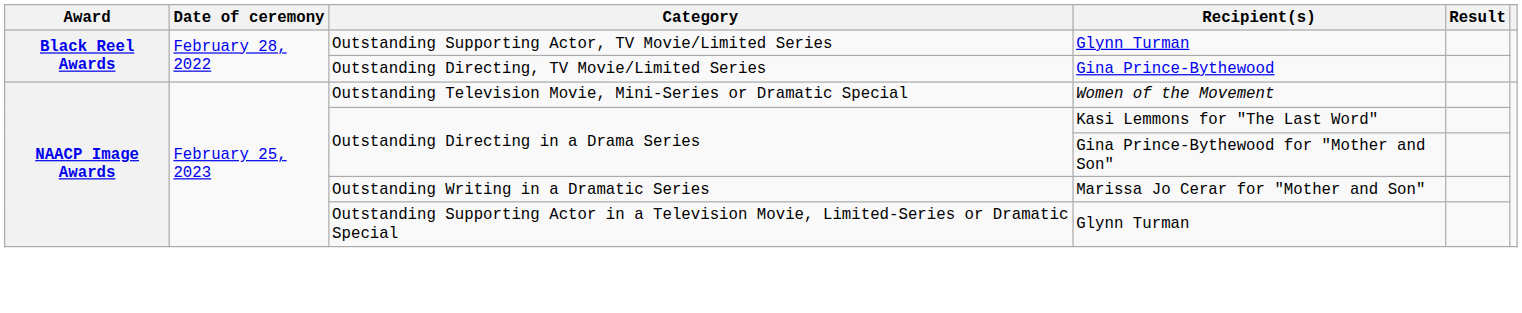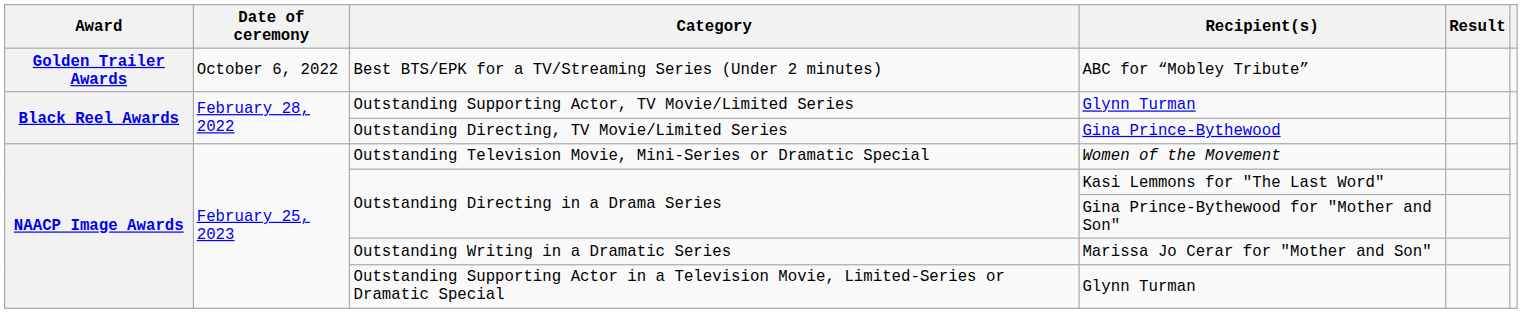+ row: (618, 70)
